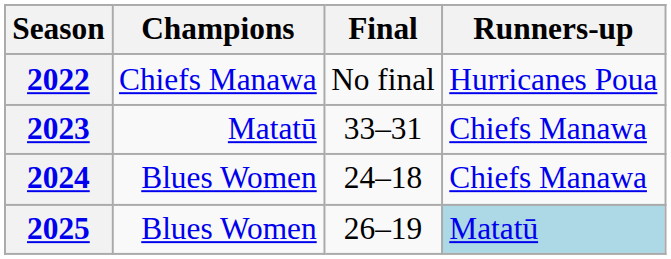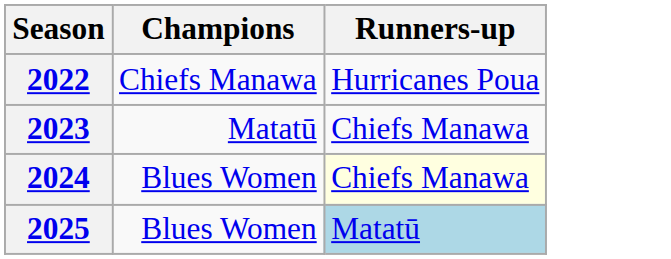- column: (383, 29)
(548, 178) no background -> (430, 178) lightyellow background
